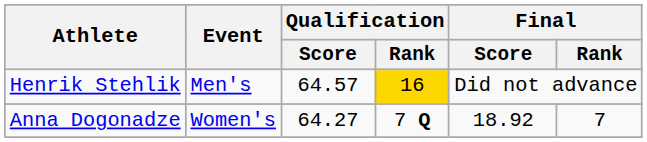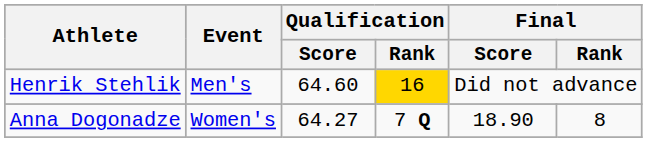(328, 86) 64.57 -> (328, 86) 64.60
(503, 120) 18.92 -> (503, 120) 18.90
(600, 120) 7 -> (600, 120) 8
